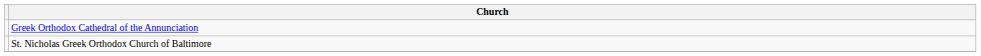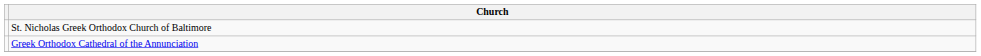rows swapped: (105, 28) <-> (111, 43)
